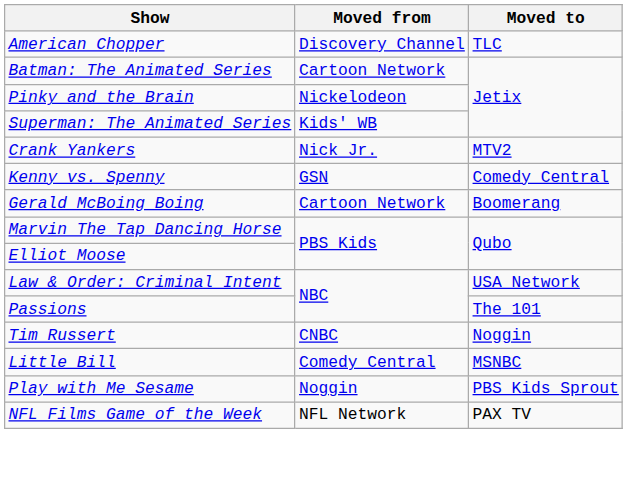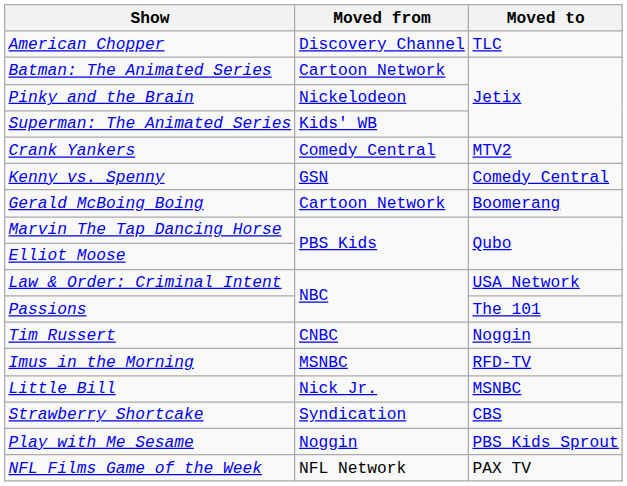(338, 150) Nick Jr. -> (367, 150) Comedy Central
+ row: (101, 362)
(367, 362) Comedy Central -> (338, 389) Nick Jr.
+ row: (106, 415)
